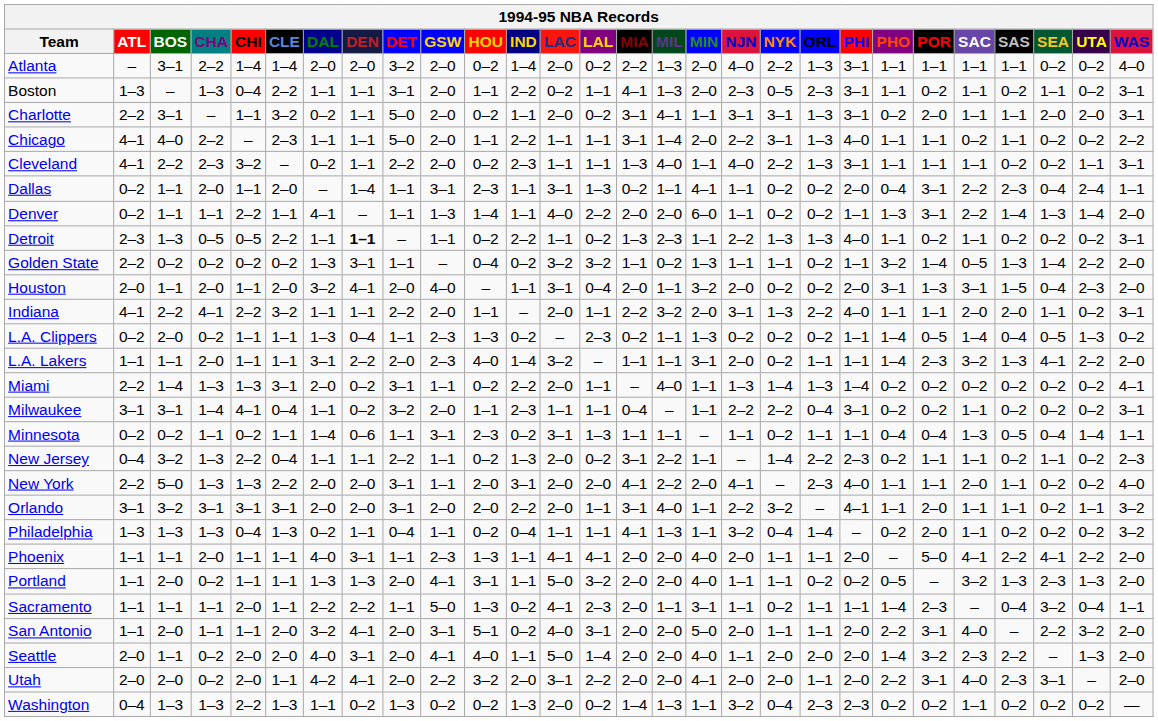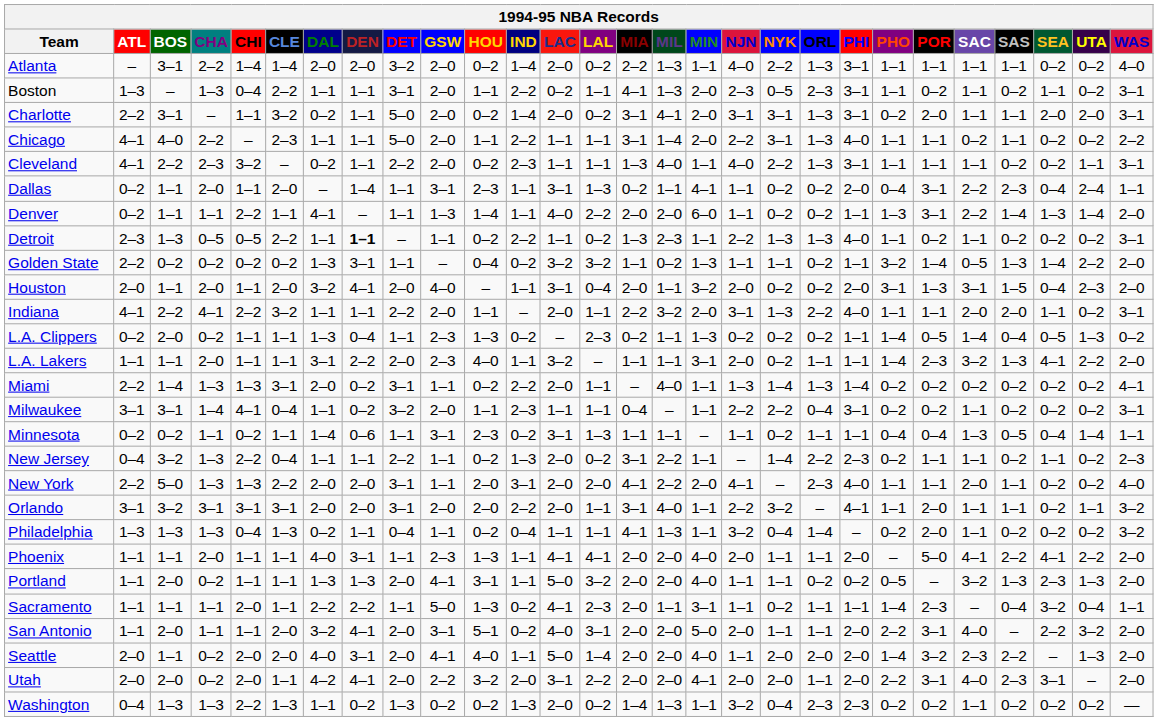(704, 66) 2–0 -> (704, 66) 1–1
(523, 115) 1–1 -> (523, 115) 1–4
(704, 115) 1–1 -> (704, 115) 2–0
(523, 361) 1–4 -> (523, 361) 1–1
